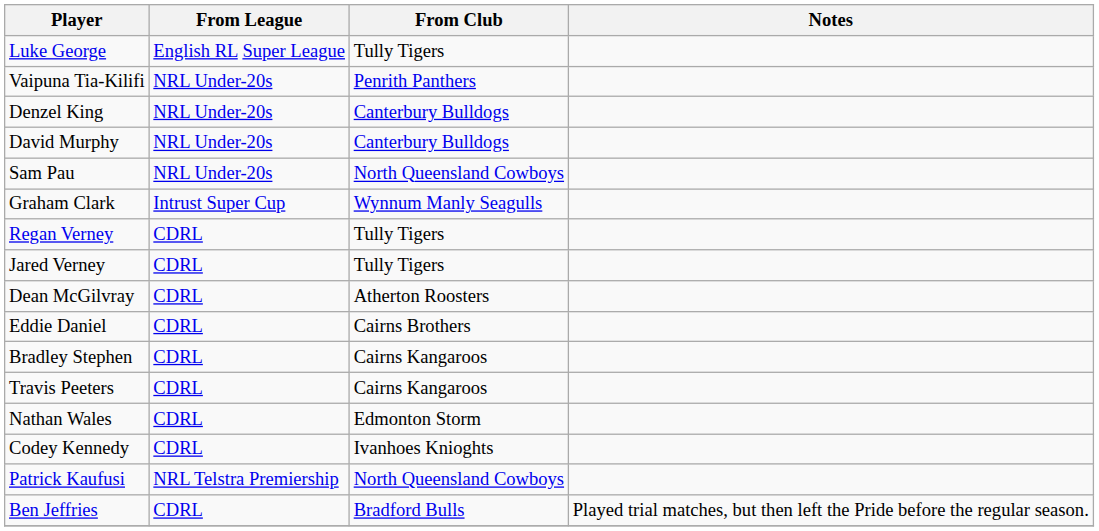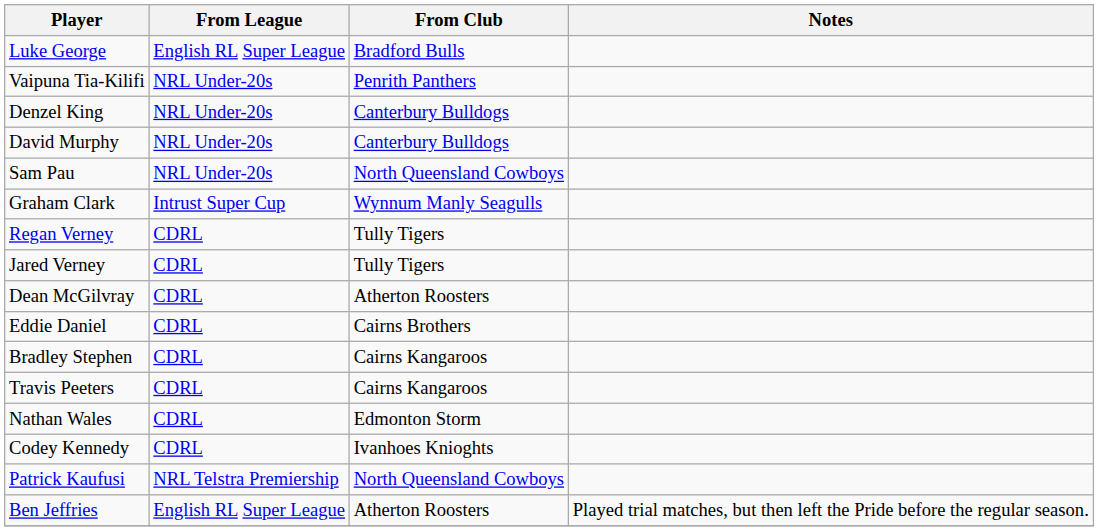(399, 50) Tully Tigers -> (409, 50) Bradford Bulls
(178, 510) CDRL -> (249, 510) English RL Super League
(409, 510) Bradford Bulls -> (421, 510) Atherton Roosters
